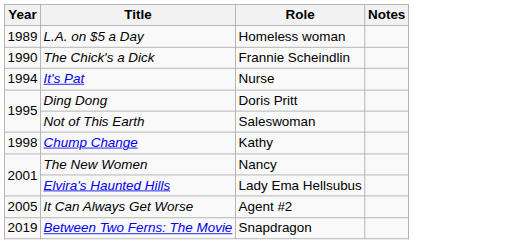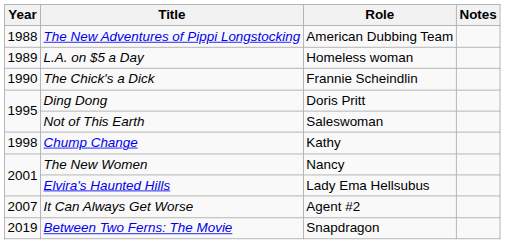+ row: (172, 36)
- row: (64, 79)
(22, 206) 2005 -> (22, 206) 2007
